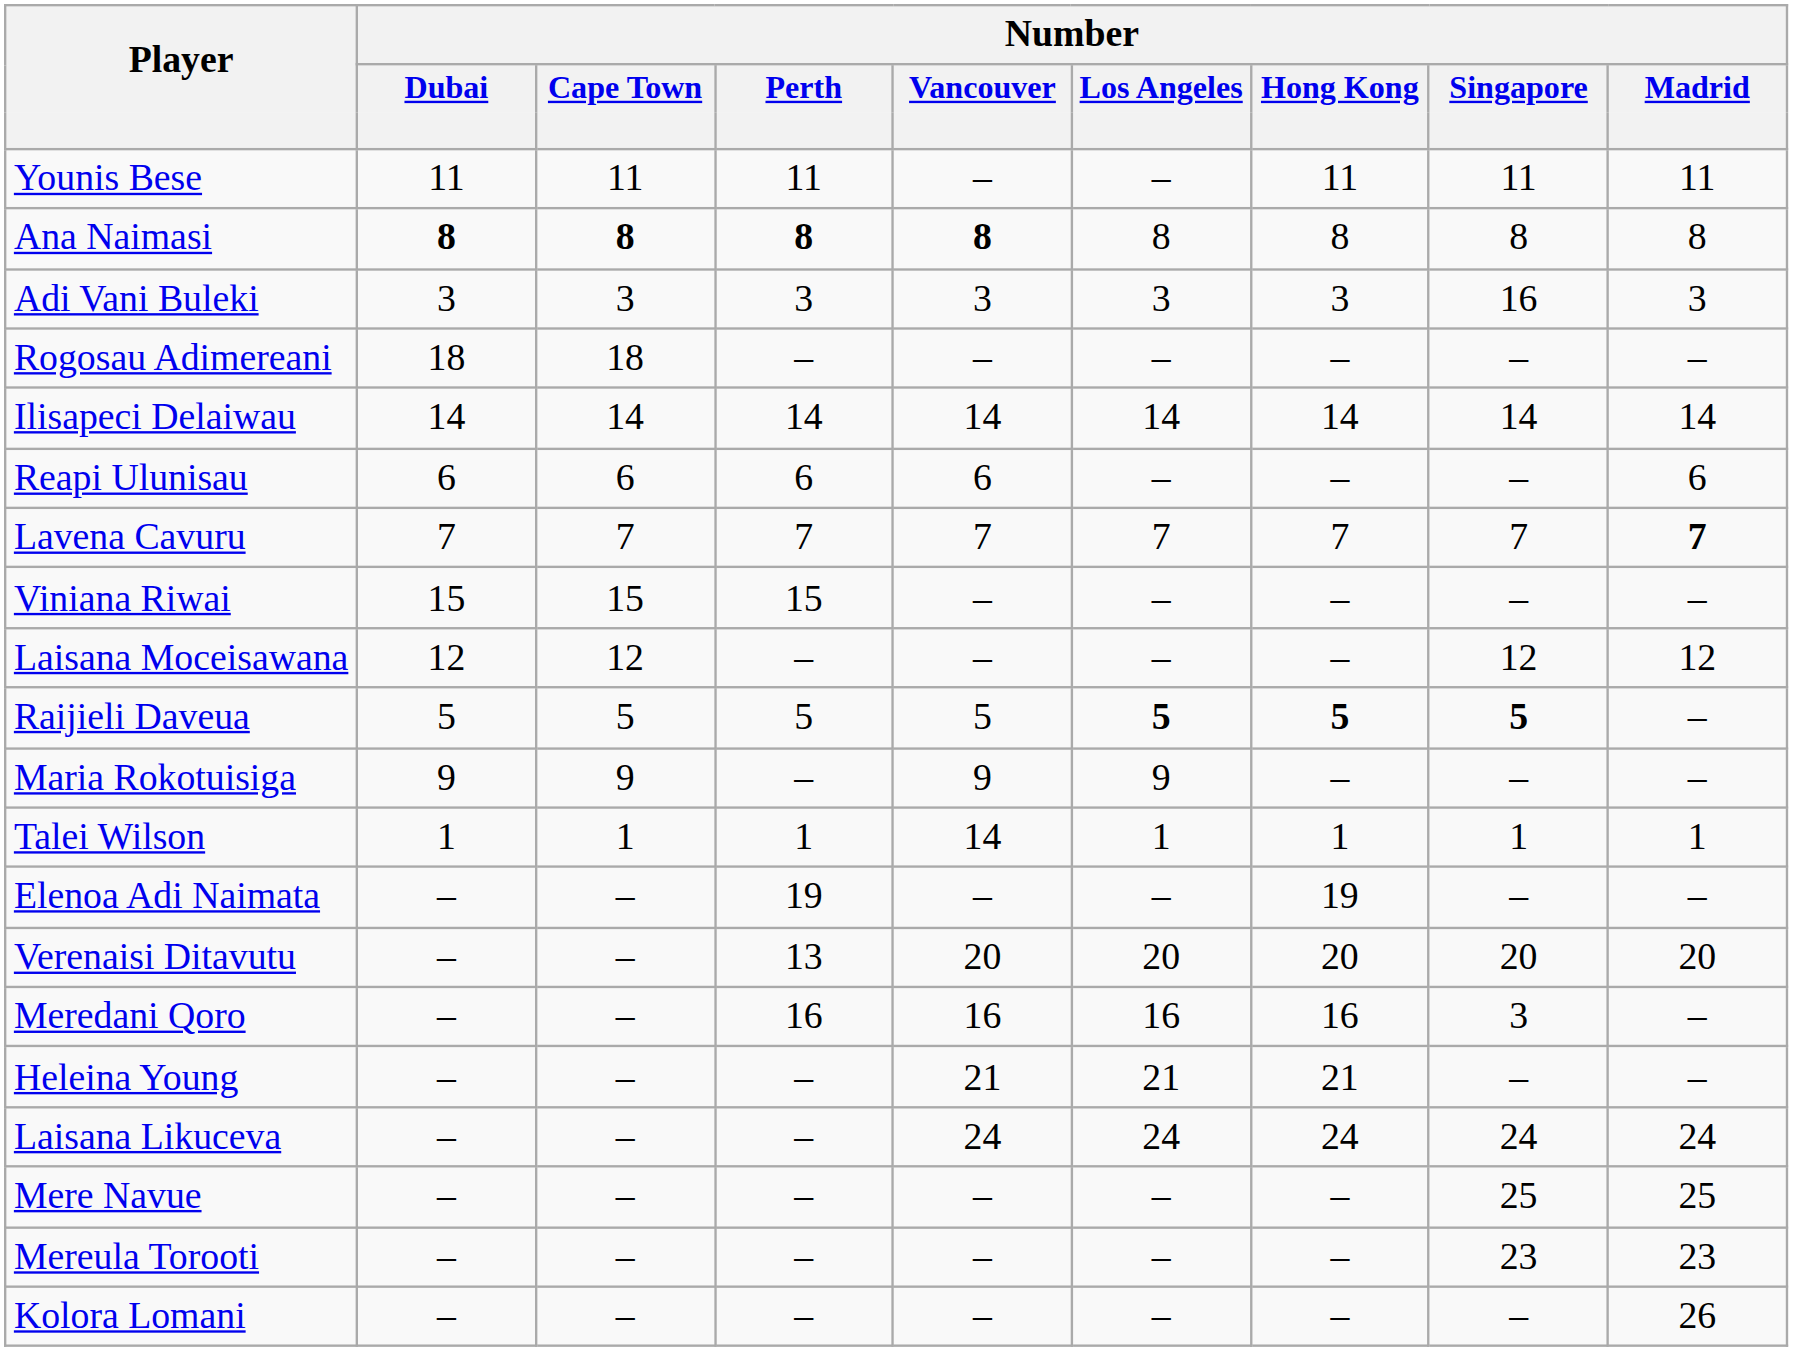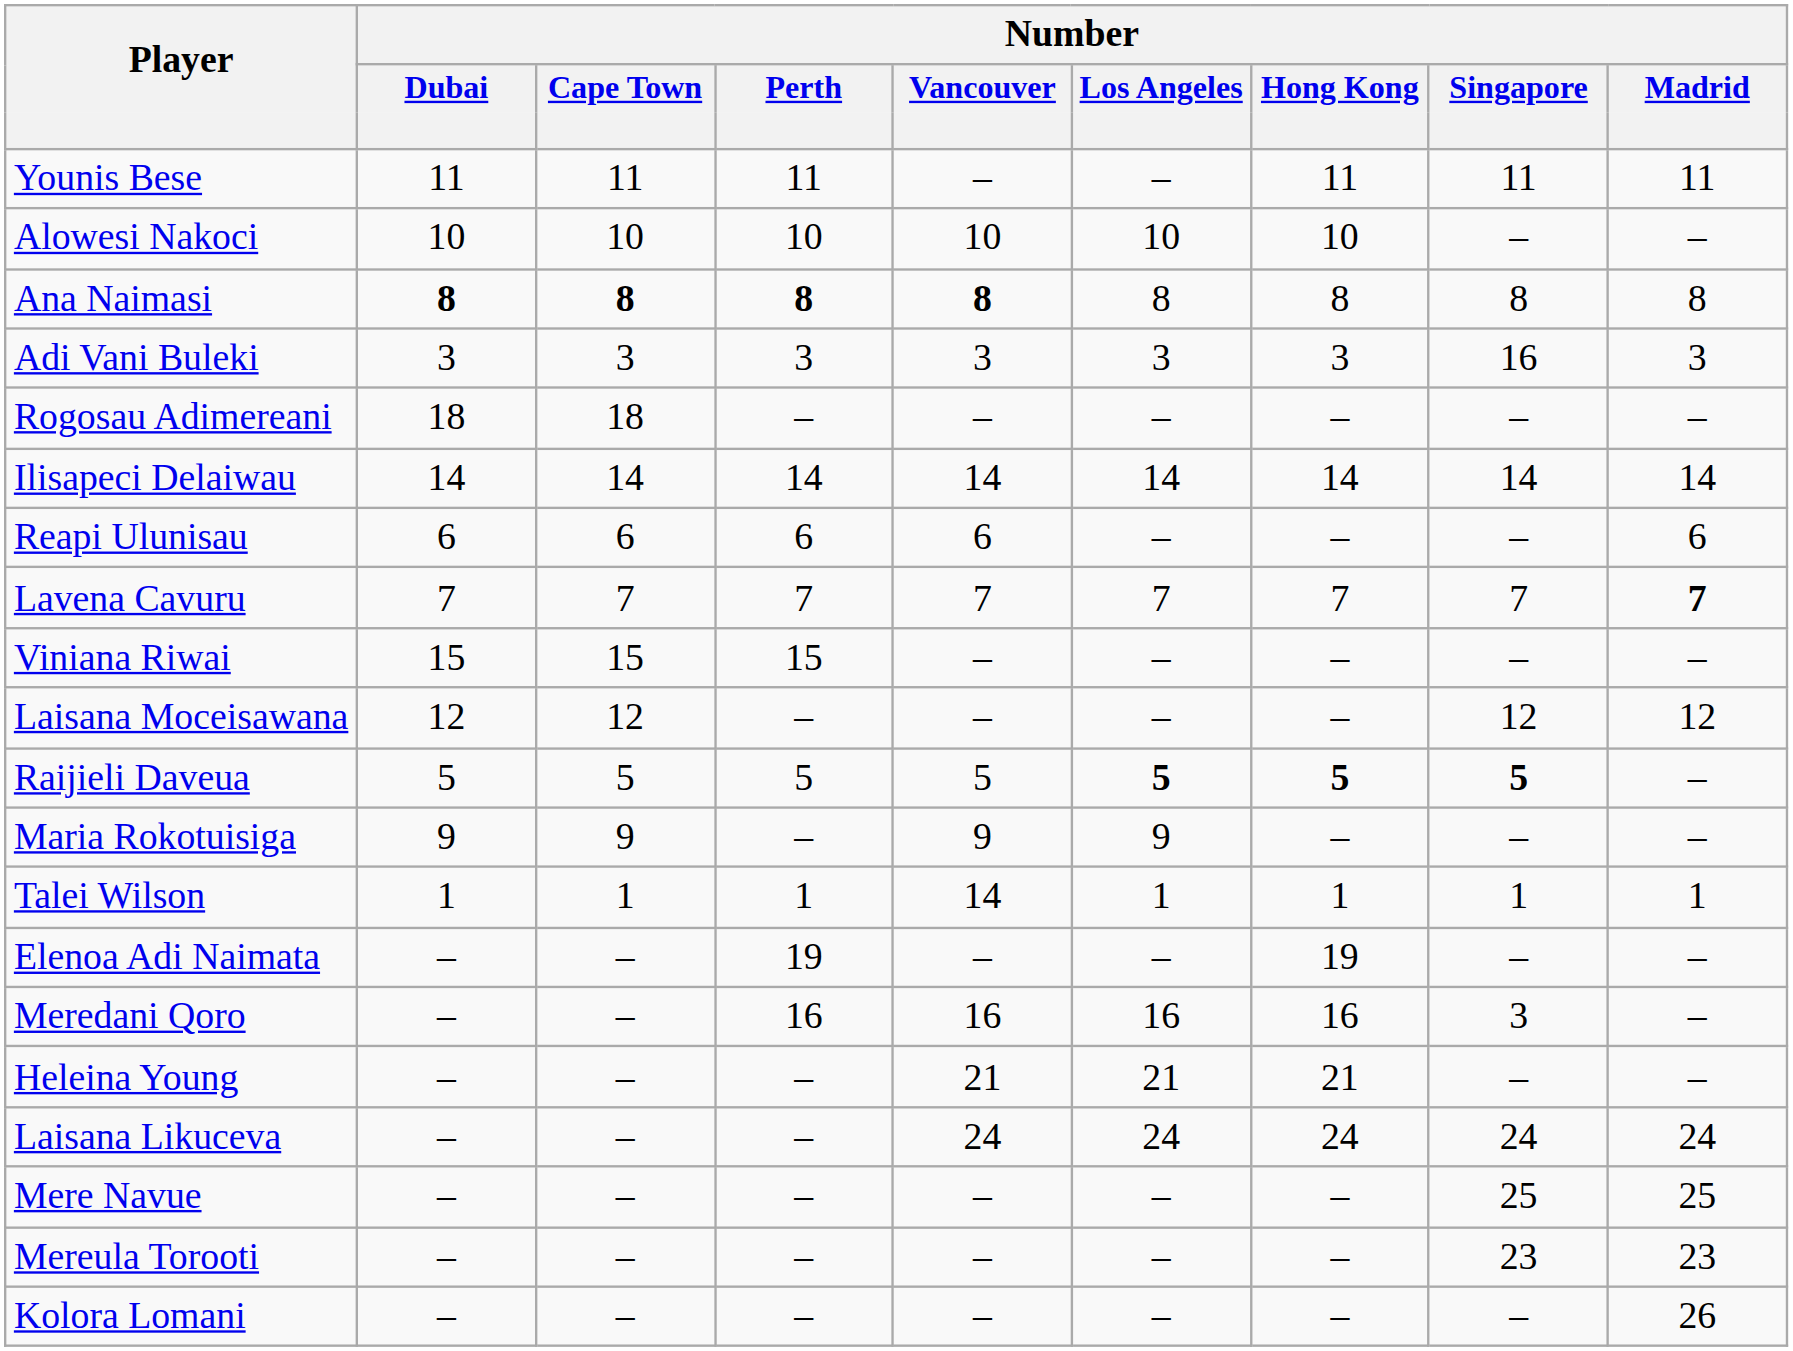+ row: (136, 237)
- row: (155, 956)
